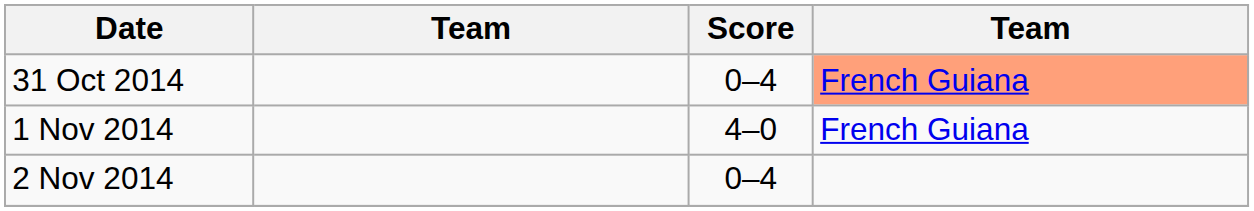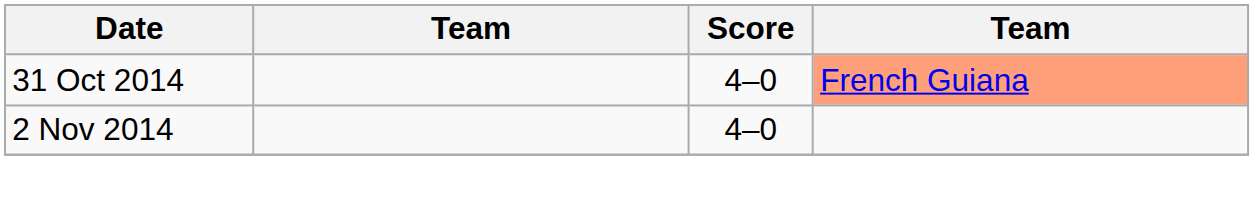(751, 79) 0–4 -> (751, 79) 4–0
- row: (93, 129)
(751, 179) 0–4 -> (751, 129) 4–0
